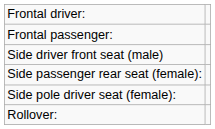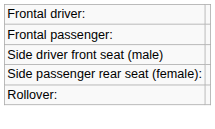- row: (92, 94)
